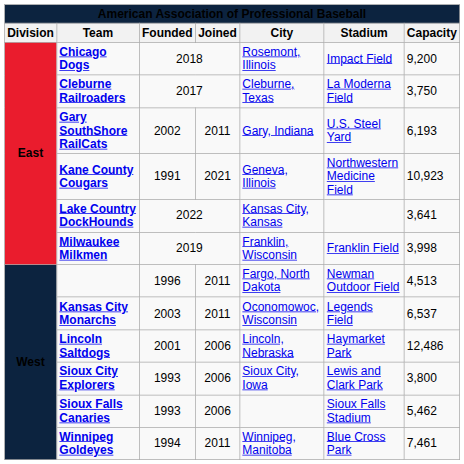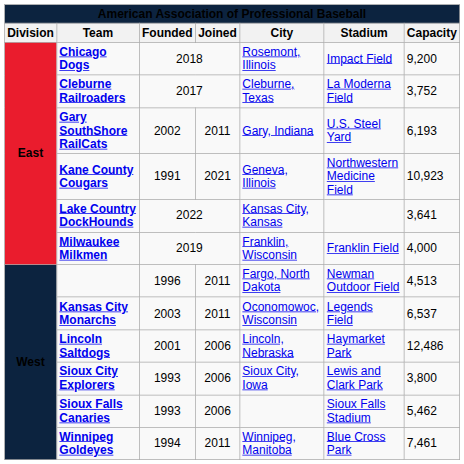(422, 91) 3,750 -> (422, 91) 3,752
(422, 248) 3,998 -> (422, 248) 4,000
